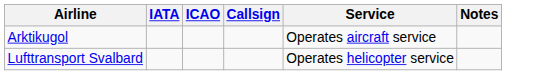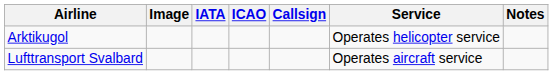+ column: (169, 15)
(361, 37) Operates aircraft service -> (416, 37) Operates helicopter service
(370, 59) Operates helicopter service -> (407, 59) Operates aircraft service
